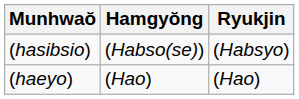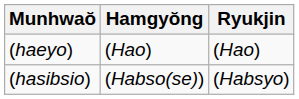rows swapped: (50, 49) <-> (41, 79)
